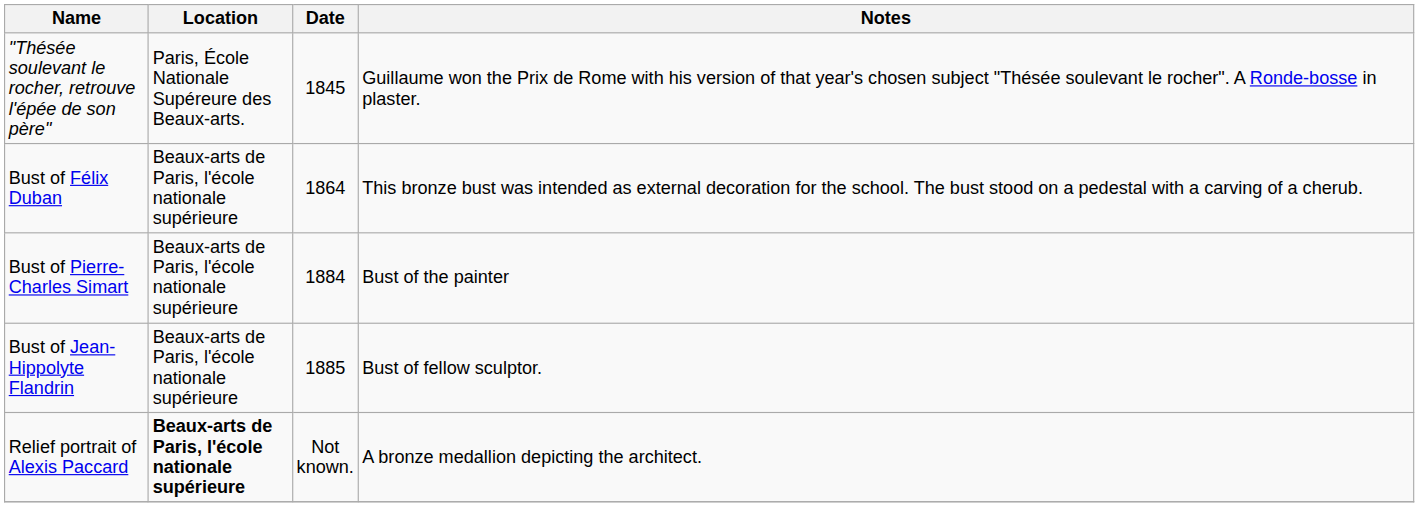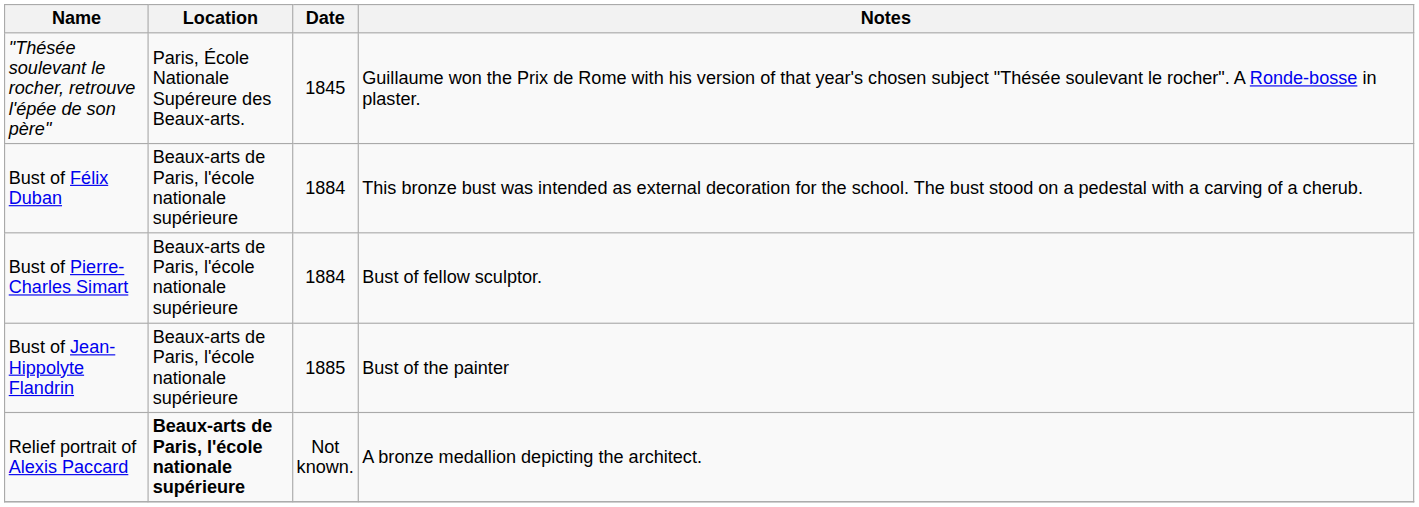(325, 188) 1864 -> (325, 188) 1884
(436, 277) Bust of the painter -> (452, 277) Bust of fellow sculptor.
(452, 367) Bust of fellow sculptor. -> (436, 367) Bust of the painter
